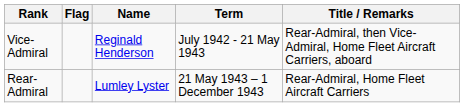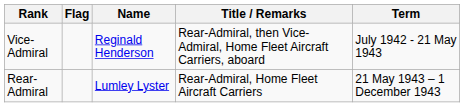columns swapped: (229, 14) <-> (371, 14)
